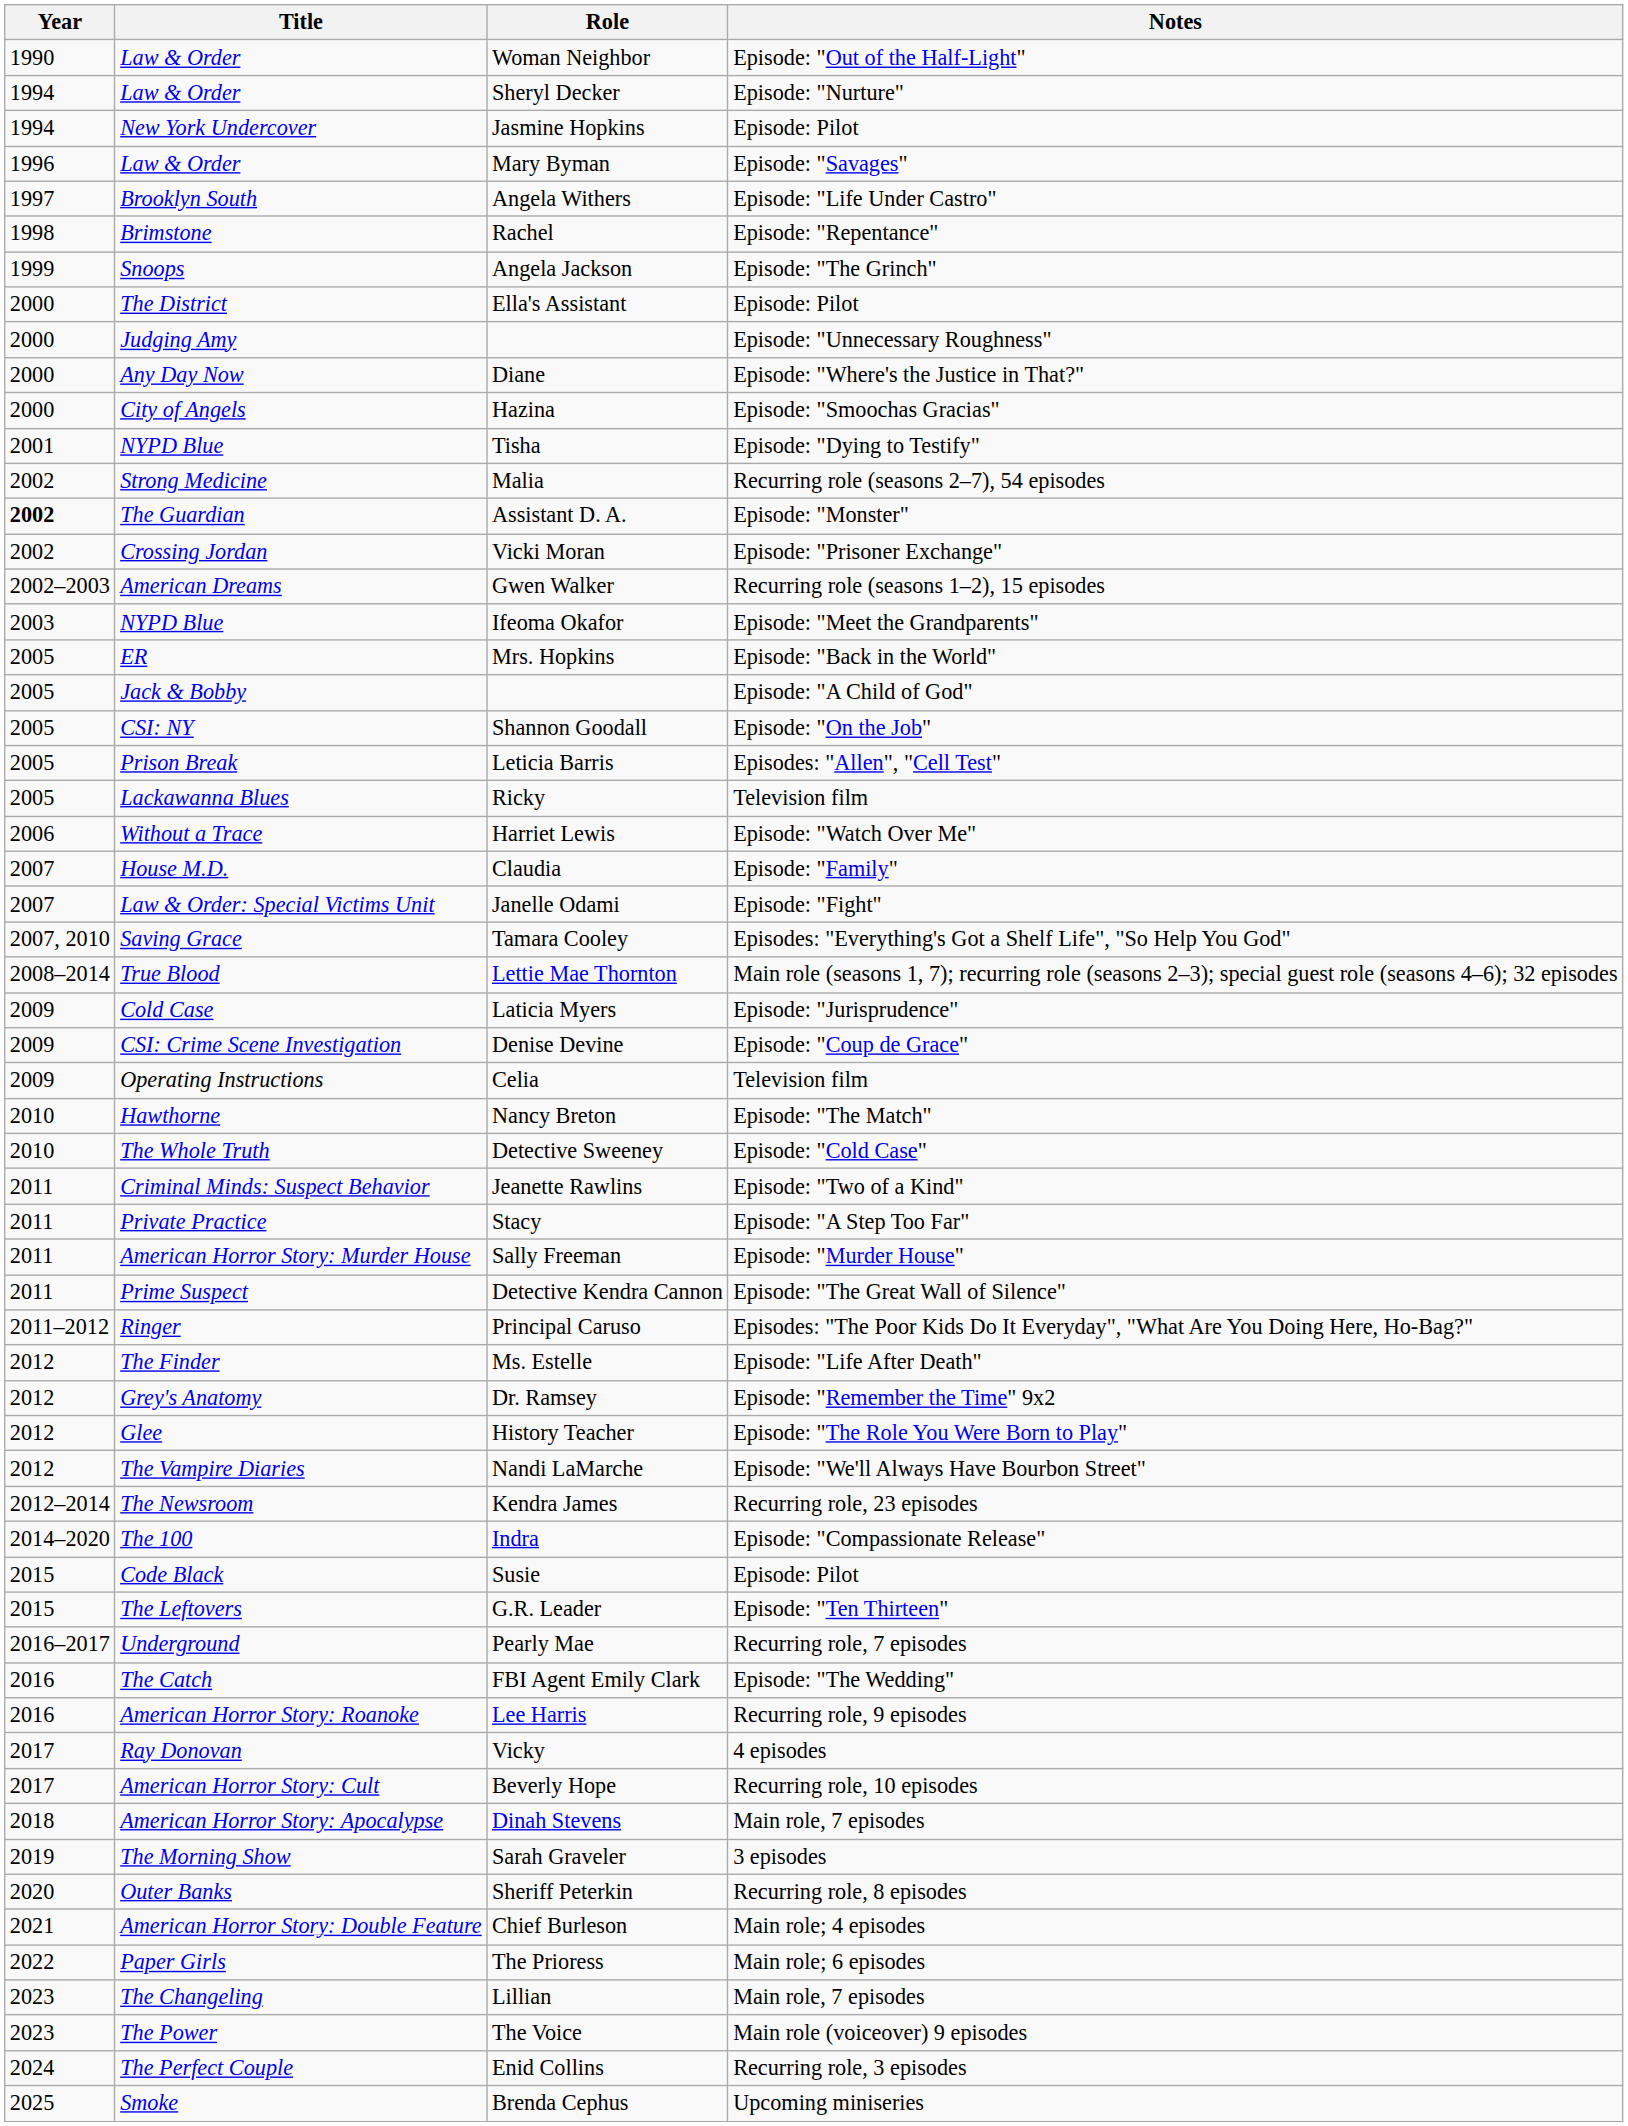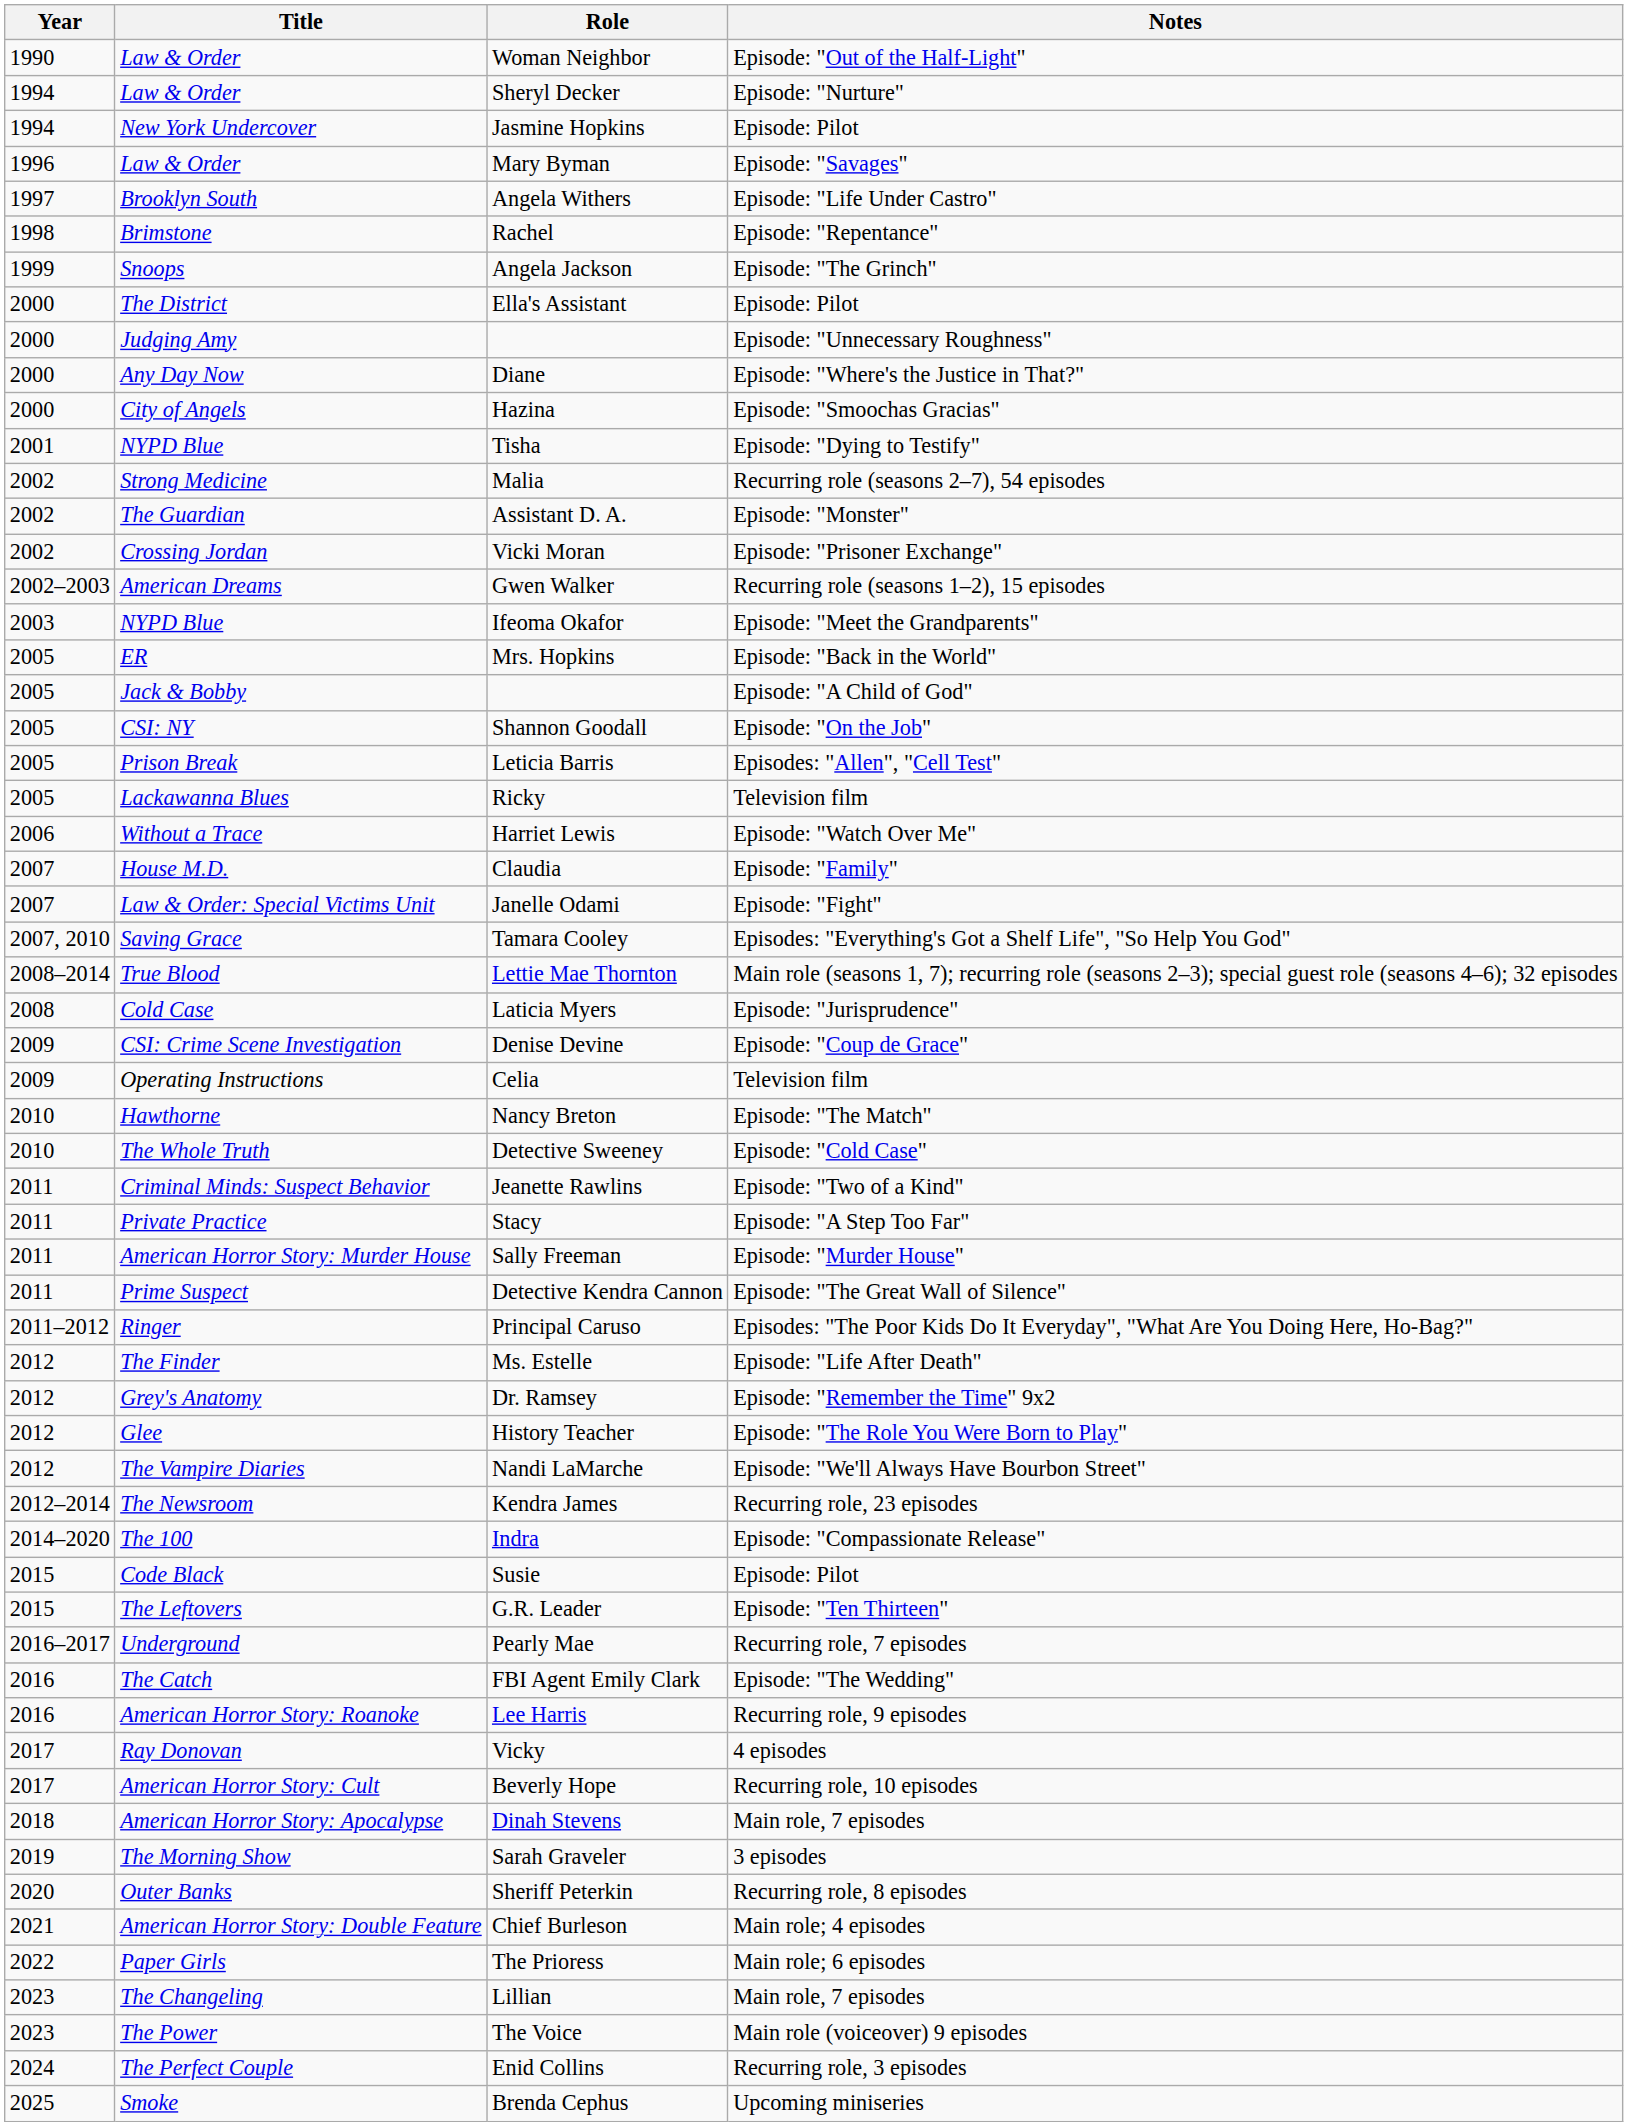(32, 515) bold -> (32, 515) normal
(32, 1009) 2009 -> (32, 1009) 2008
